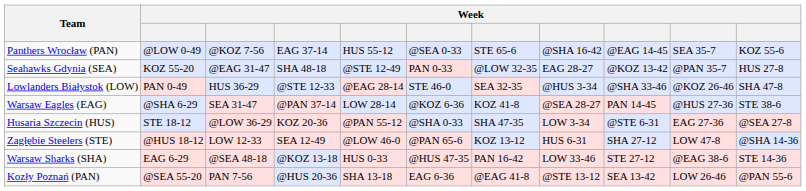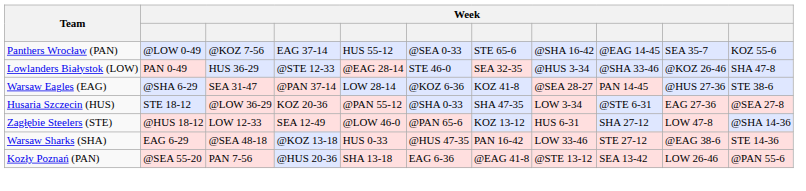- row: (62, 68)
